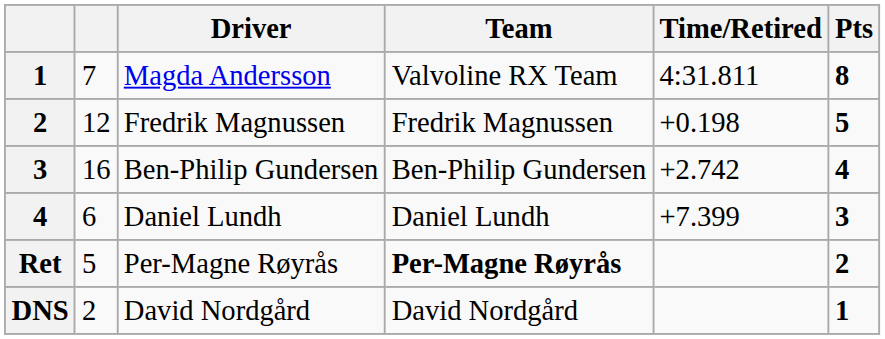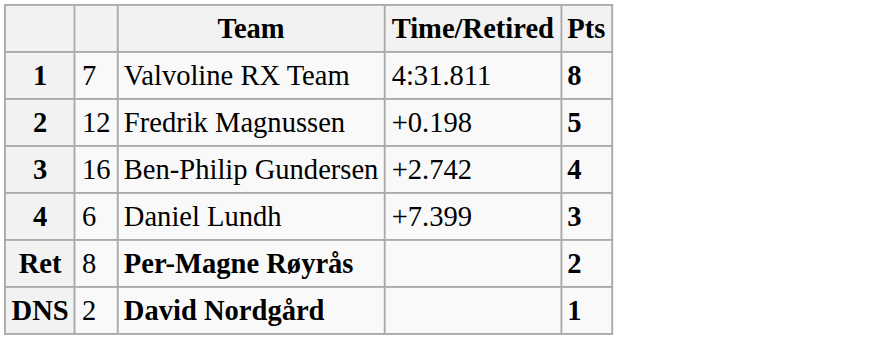- column: (251, 28)
(89, 263) 5 -> (89, 263) 8
(485, 310) normal -> (224, 310) bold
